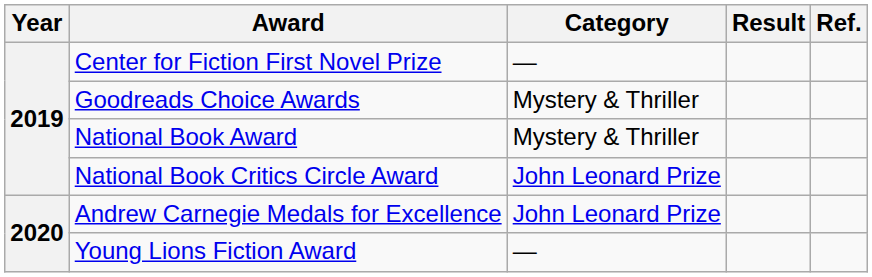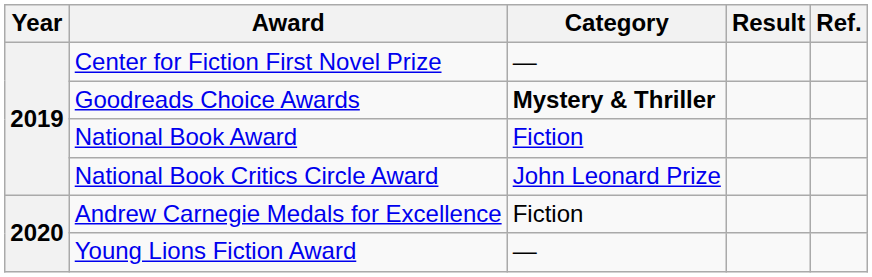(606, 99) normal -> (614, 99) bold
(606, 137) Mystery & Thriller -> (548, 137) Fiction
(617, 213) John Leonard Prize -> (548, 213) Fiction
